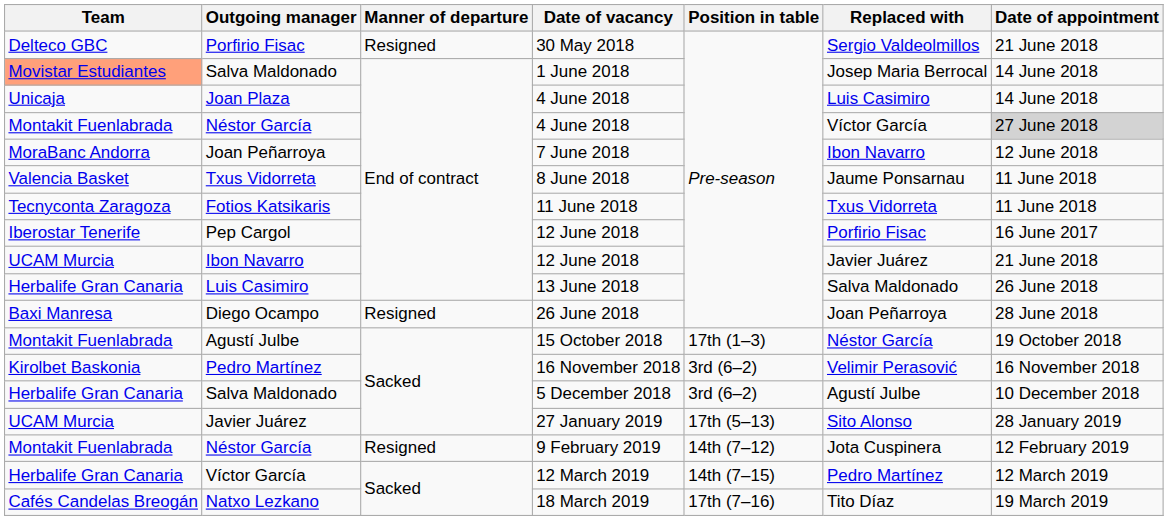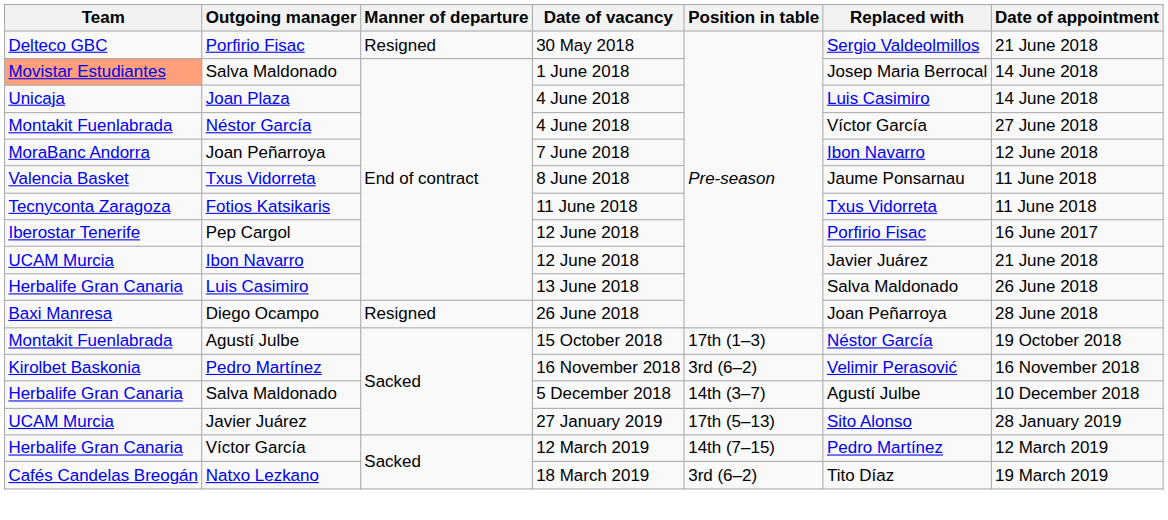(1046, 125) lightgrey background -> (1046, 125) no background
(723, 394) 3rd (6–2) -> (727, 394) 14th (3–7)
- row: (259, 448)
(732, 502) 17th (7–16) -> (723, 475) 3rd (6–2)
